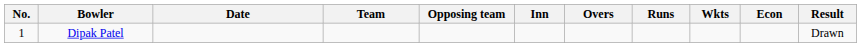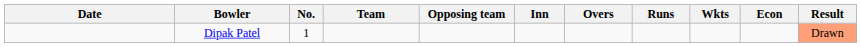columns swapped: (21, 14) <-> (238, 14)
(827, 33) no background -> (827, 33) lightsalmon background
